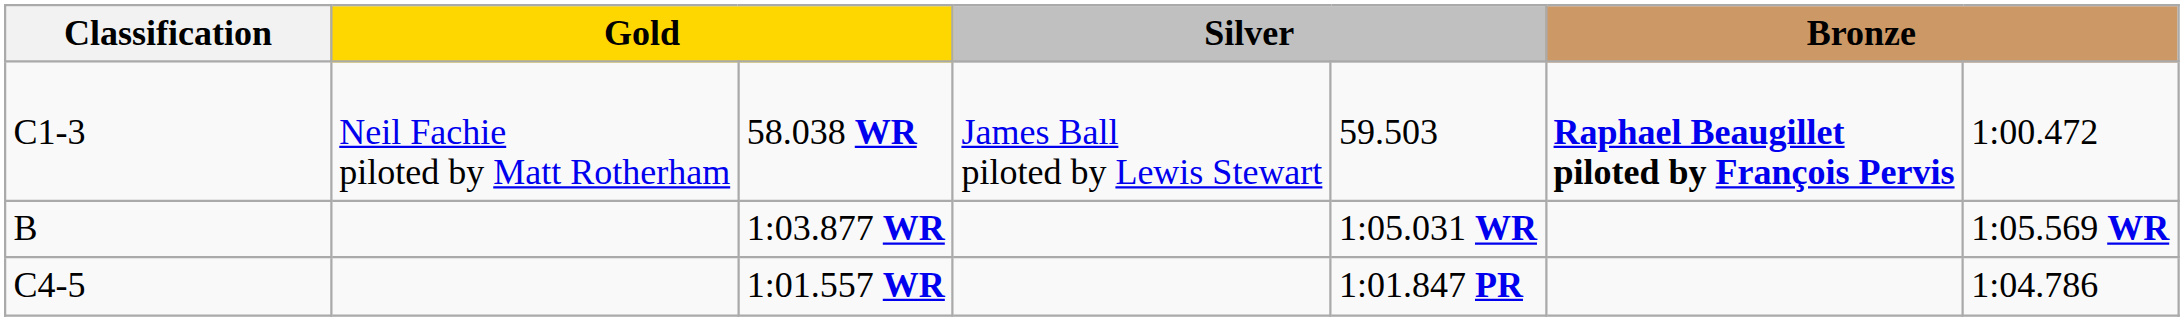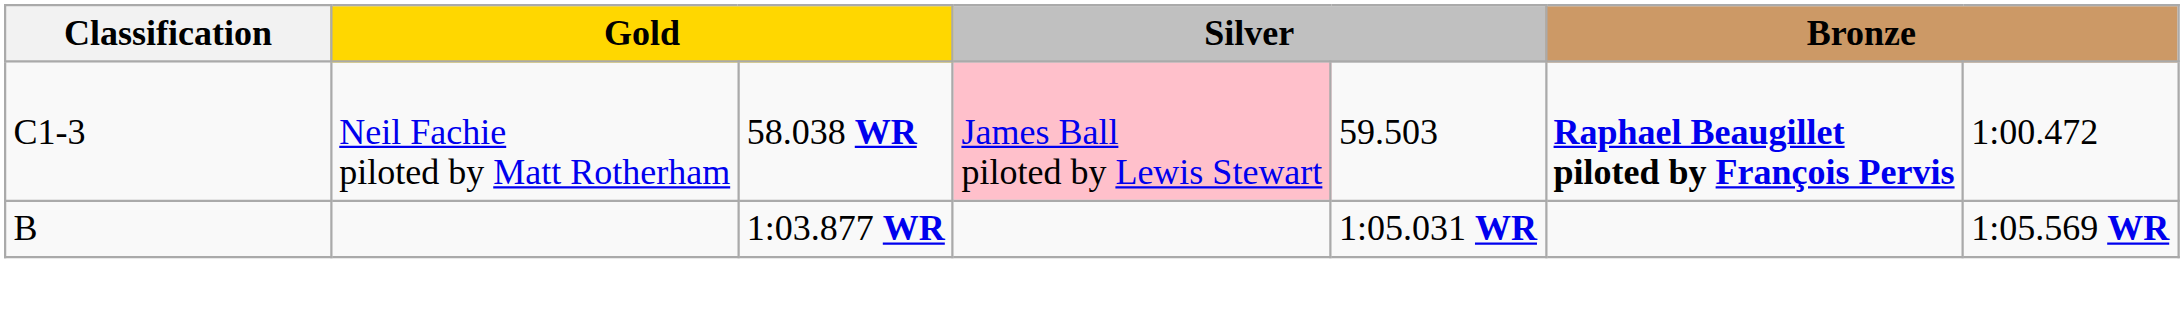(1142, 150) no background -> (1142, 150) pink background
- row: (846, 285)
